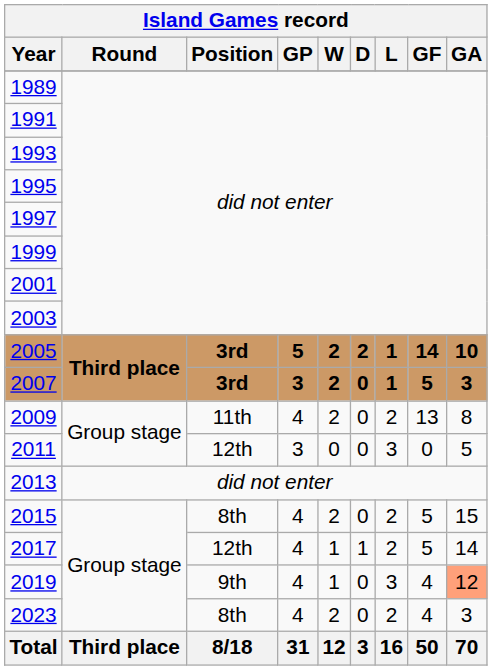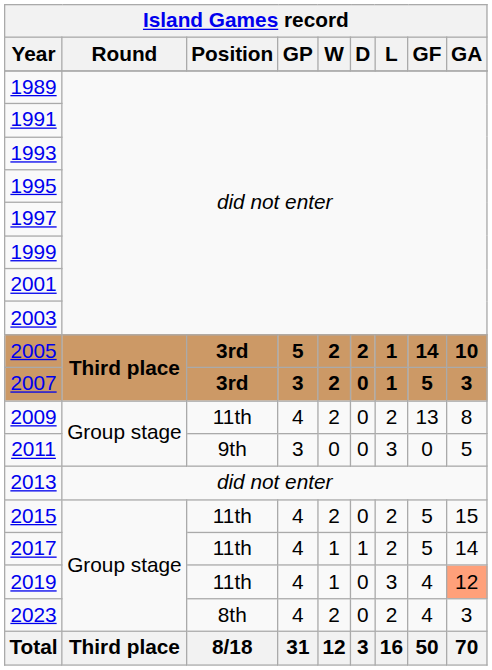(232, 449) 12th -> (232, 449) 9th
(232, 515) 8th -> (232, 515) 11th
(232, 548) 12th -> (232, 548) 11th
(232, 581) 9th -> (232, 581) 11th
